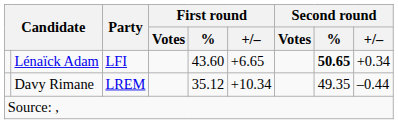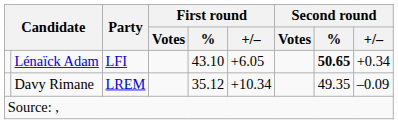(208, 61) 43.60 -> (208, 61) 43.10
(247, 61) +6.65 -> (247, 61) +6.05
(373, 84) –0.44 -> (373, 84) –0.09
